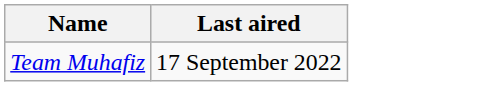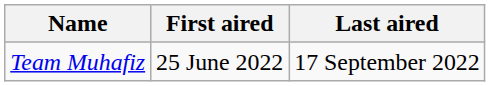+ column: (220, 23)
